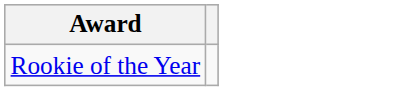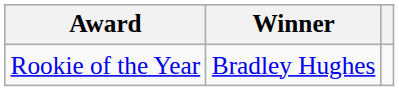+ column: (294, 24)
